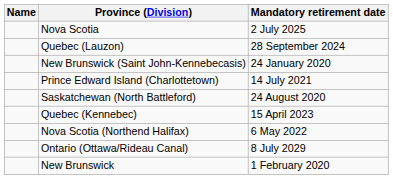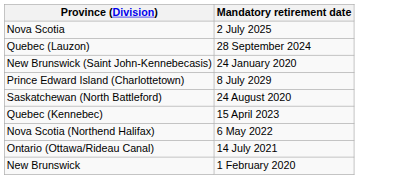- column: (21, 13)
(281, 81) 14 July 2021 -> (244, 81) 8 July 2029
(278, 149) 8 July 2029 -> (247, 149) 14 July 2021
